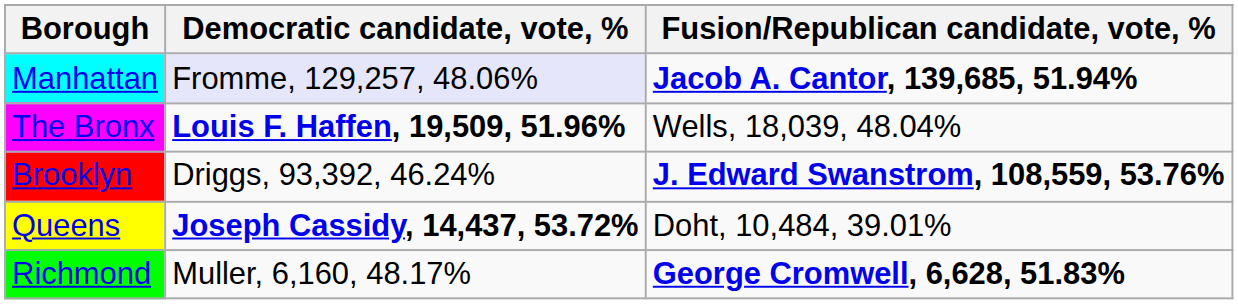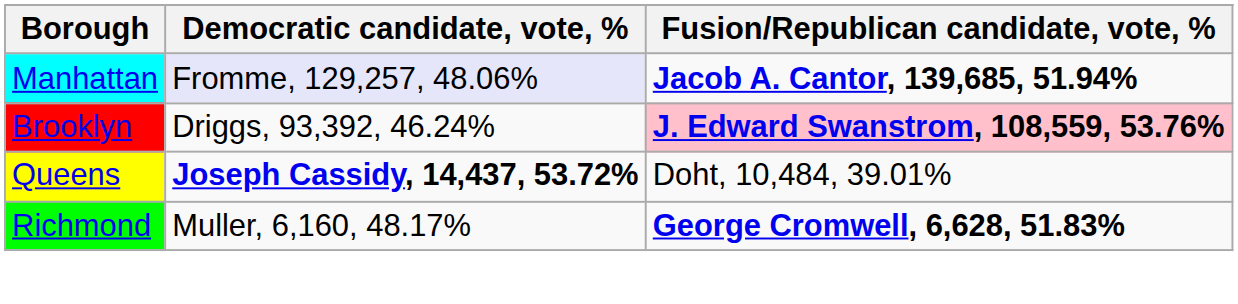- row: (83, 126)
(939, 175) no background -> (939, 126) pink background
